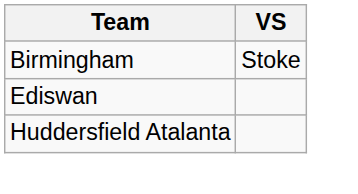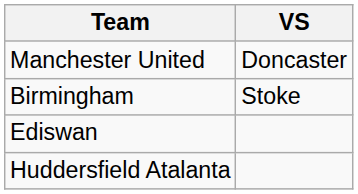+ row: (107, 59)
